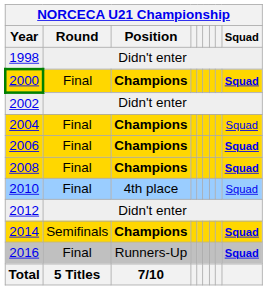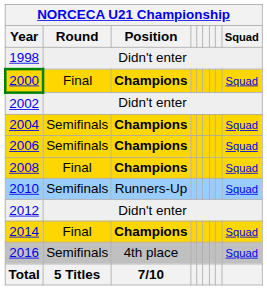(242, 80) bold -> (242, 81) normal
(77, 125) Final -> (77, 125) Semifinals
(77, 146) Final -> (77, 146) Semifinals
(242, 146) bold -> (242, 147) normal
(242, 167) bold -> (242, 168) normal
(77, 189) Final -> (77, 189) Semifinals
(151, 189) 4th place -> (151, 189) Runners-Up
(77, 231) Semifinals -> (77, 231) Final
(242, 231) bold -> (242, 232) normal
(77, 252) Final -> (77, 252) Semifinals
(151, 252) Runners-Up -> (151, 252) 4th place
(242, 252) bold -> (242, 253) normal
